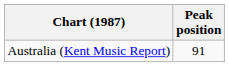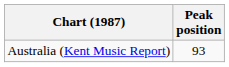(199, 51) 91 -> (199, 51) 93
